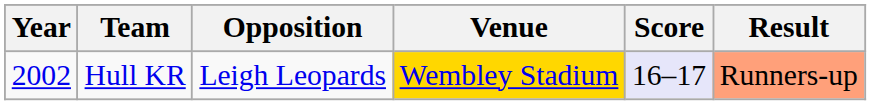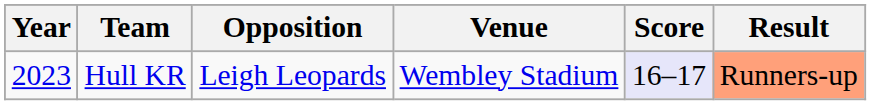(41, 74) 2002 -> (41, 74) 2023
(509, 74) gold background -> (509, 74) no background
